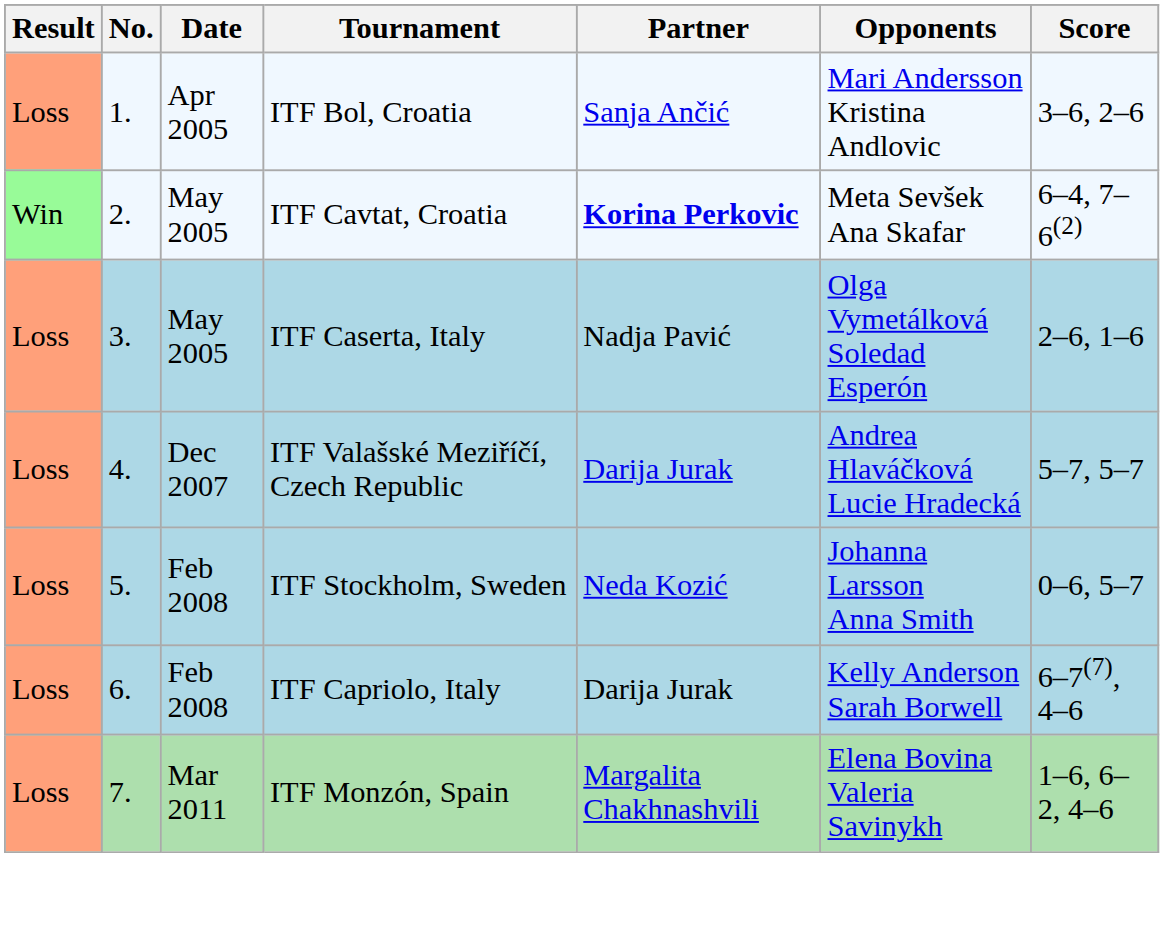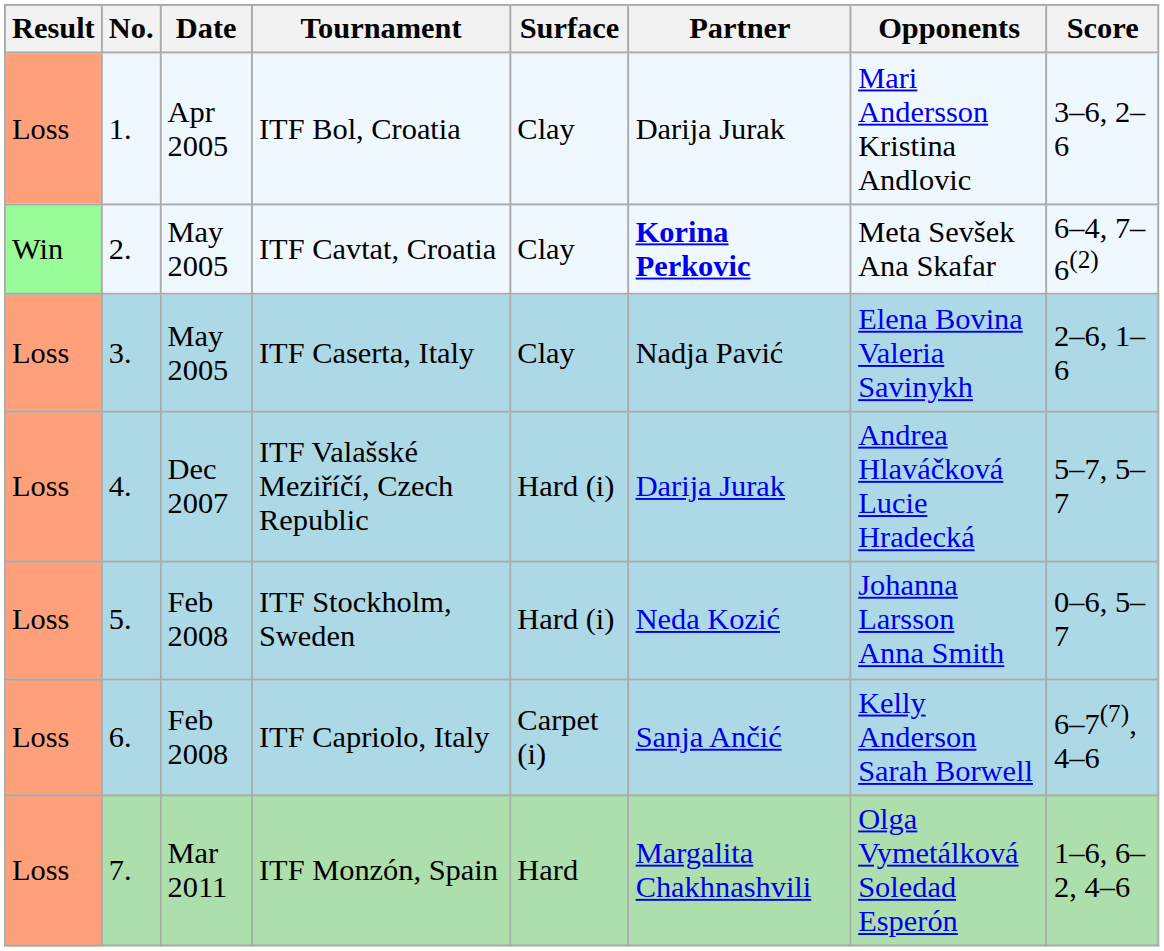+ column: (569, 28)
(656, 111) Sanja Ančić -> (710, 128) Darija Jurak
(908, 335) Olga Vymetálková Soledad Esperón -> (940, 352) Elena Bovina Valeria Savinykh
(658, 689) Darija Jurak -> (709, 736) Sanja Ančić
(910, 792) Elena Bovina Valeria Savinykh -> (938, 870) Olga Vymetálková Soledad Esperón
